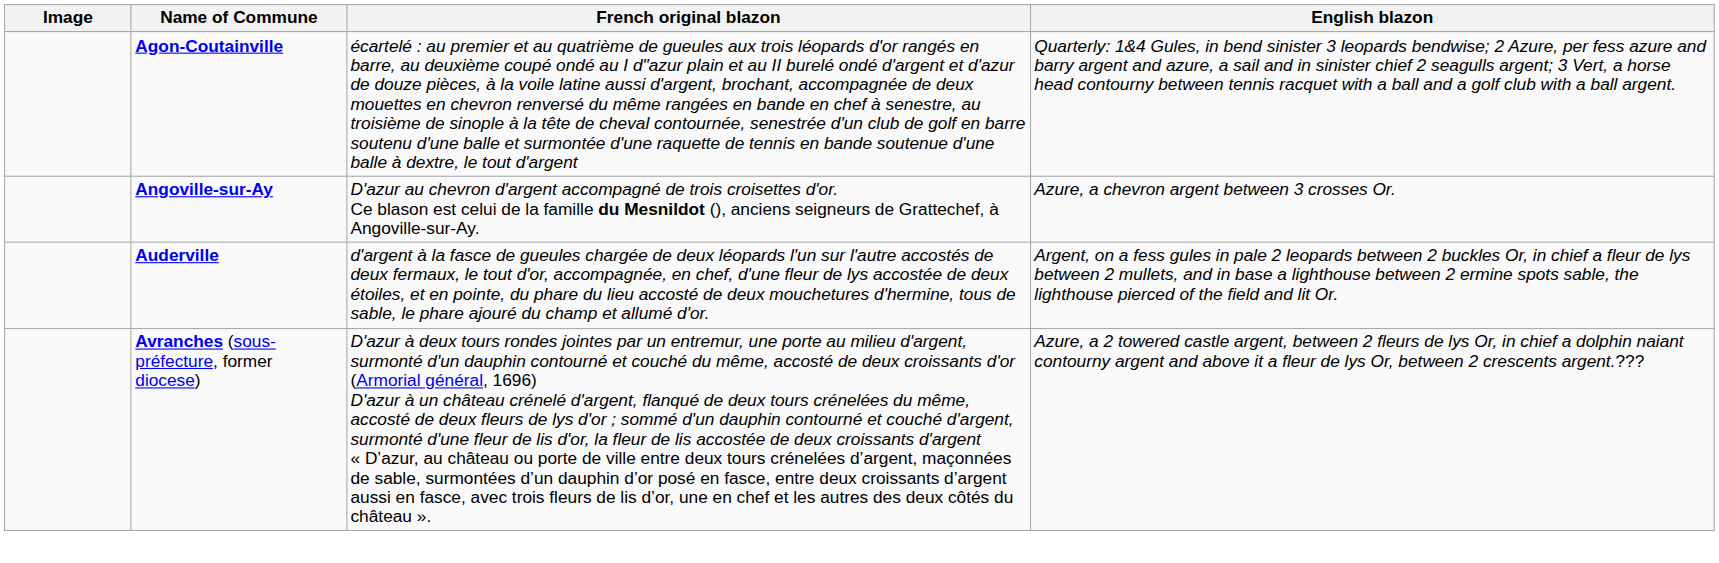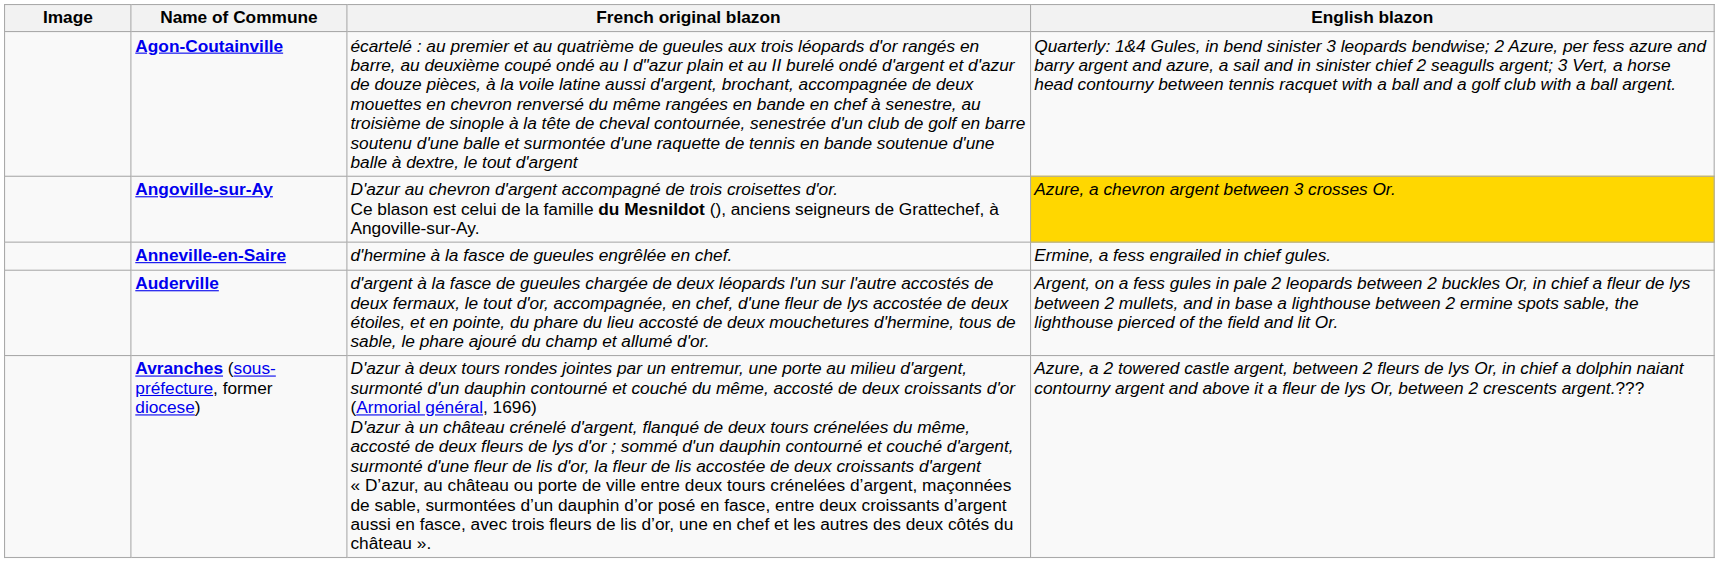(1215, 189) no background -> (1215, 189) gold background
+ row: (211, 255)
